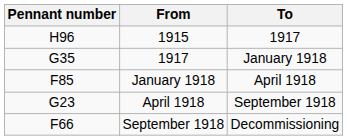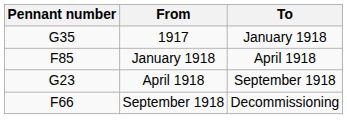- row: (173, 37)
